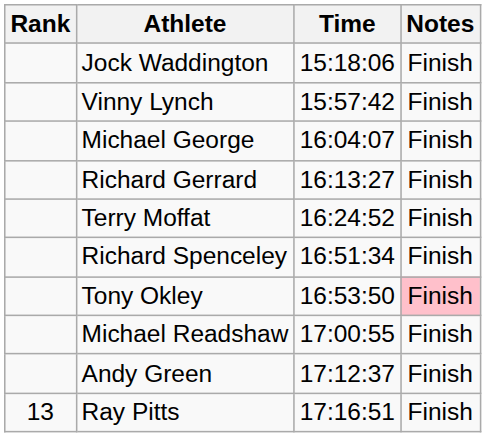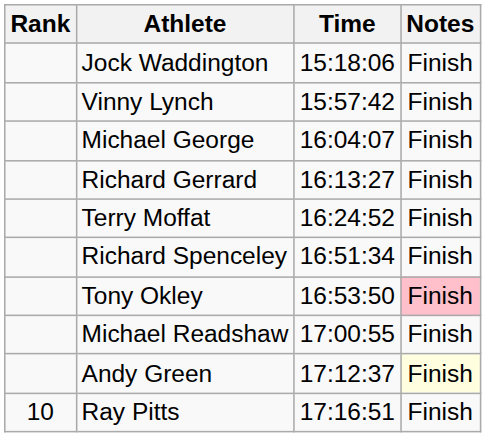(440, 373) no background -> (440, 373) lightyellow background
(40, 412) 13 -> (40, 412) 10
